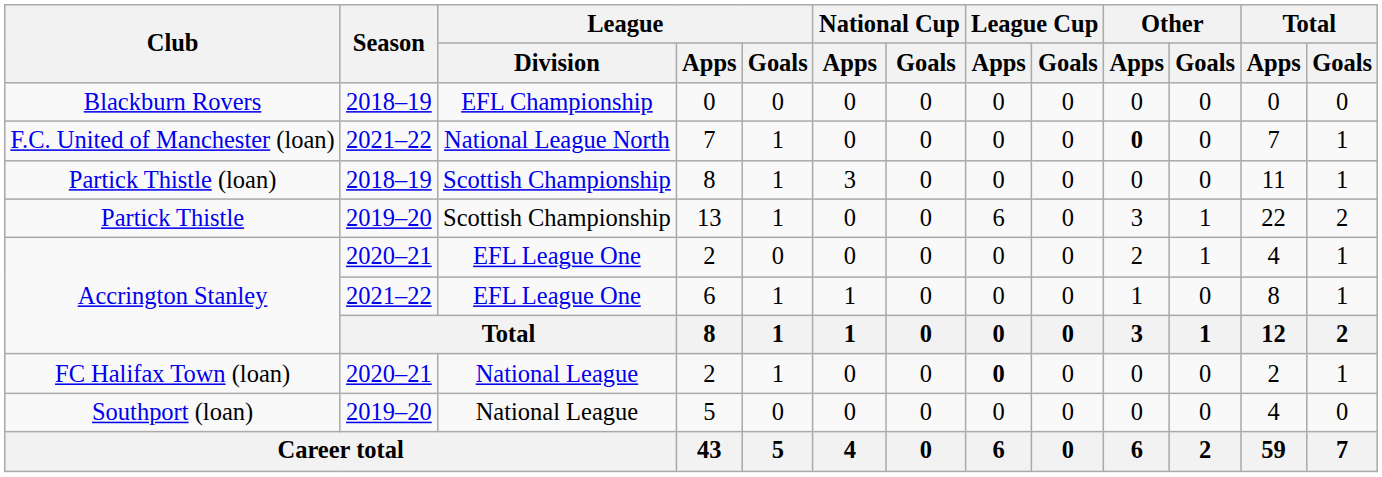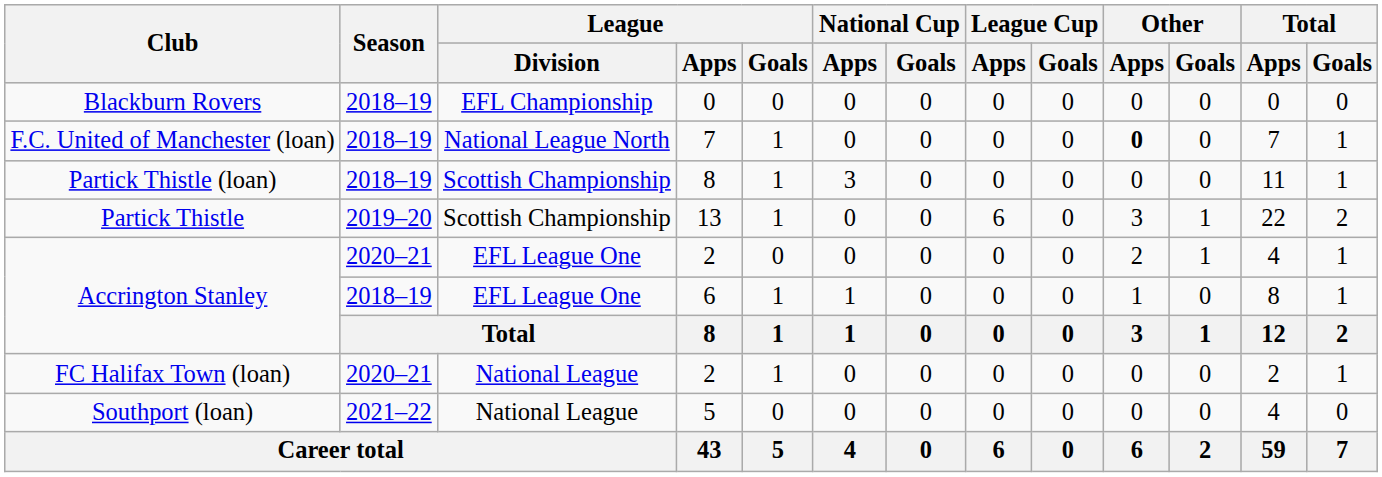(389, 140) 2021–22 -> (389, 140) 2018–19
(389, 295) 2021–22 -> (389, 295) 2018–19
(999, 373) bold -> (999, 373) normal
(389, 412) 2019–20 -> (389, 412) 2021–22
